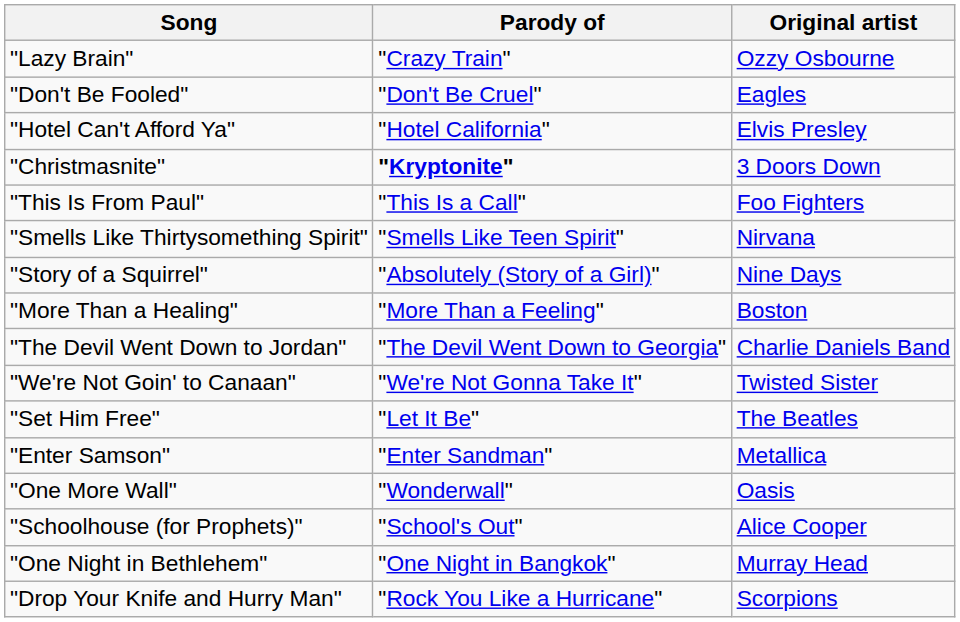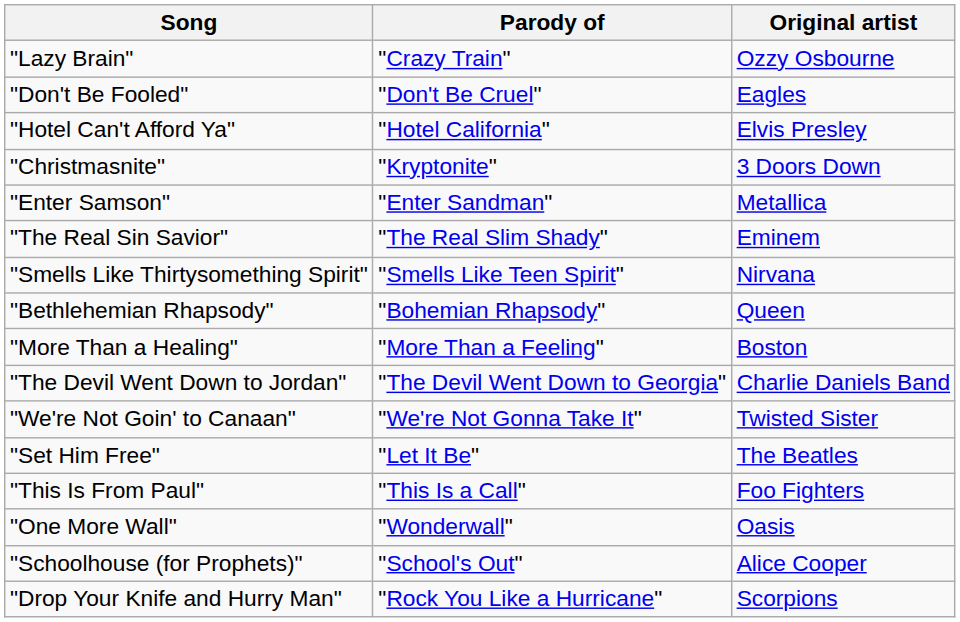(446, 166) bold -> (438, 166) normal
rows swapped: (90, 454) <-> (107, 202)
+ row: (119, 238)
+ row: (142, 310)
- row: (109, 274)
- row: (139, 563)
